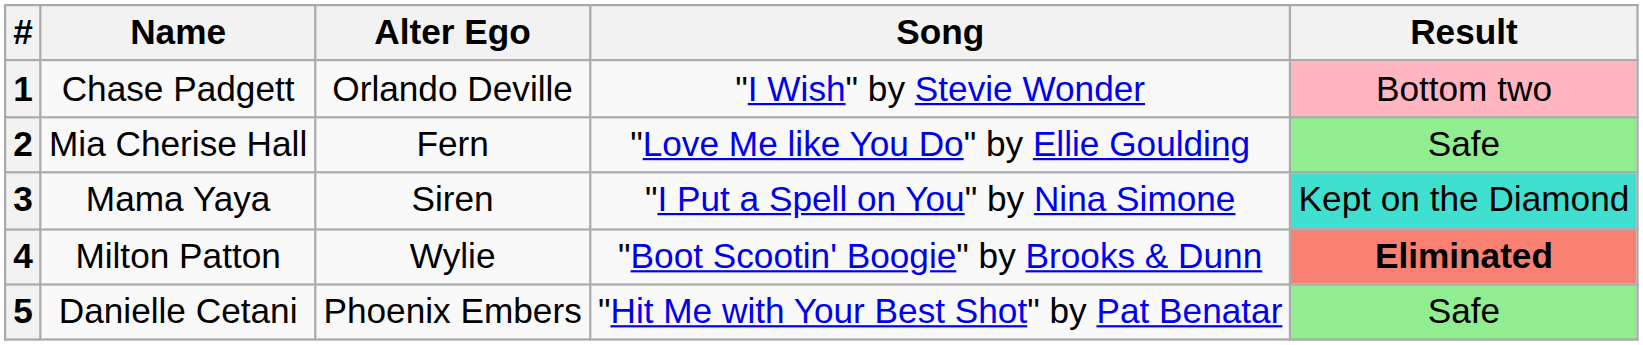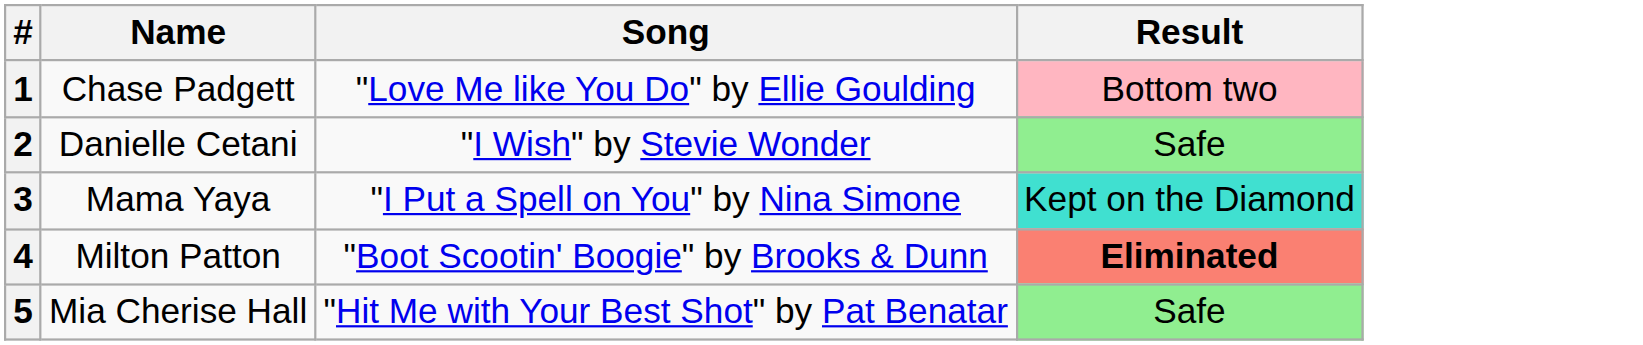- column: (453, 32)
(940, 88) "I Wish" by Stevie Wonder -> (666, 88) "Love Me like You Do" by Ellie Goulding
(178, 144) Mia Cherise Hall -> (178, 144) Danielle Cetani
(940, 144) "Love Me like You Do" by Ellie Goulding -> (666, 144) "I Wish" by Stevie Wonder
(178, 311) Danielle Cetani -> (178, 311) Mia Cherise Hall
